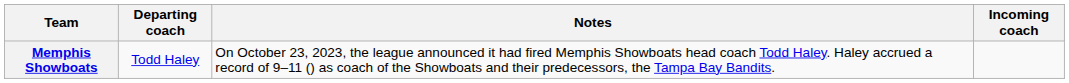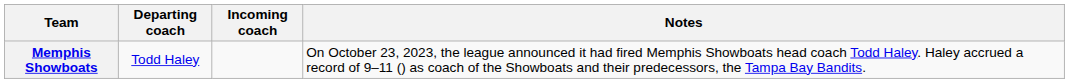columns swapped: (1019, 22) <-> (593, 22)
